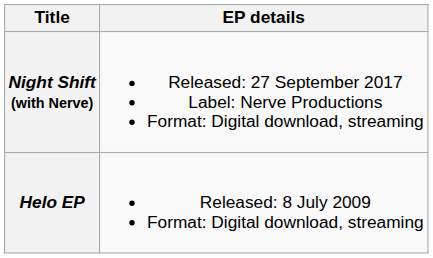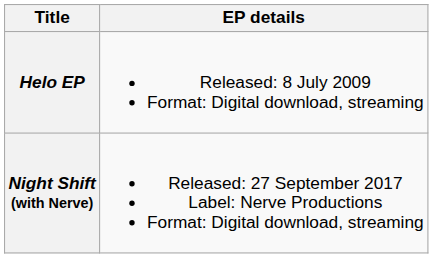rows swapped: (52, 202) <-> (52, 92)
